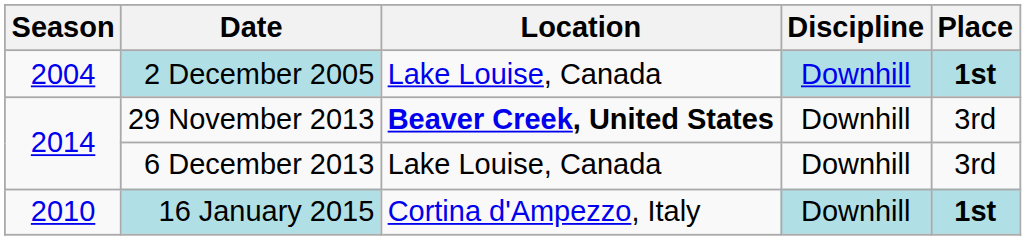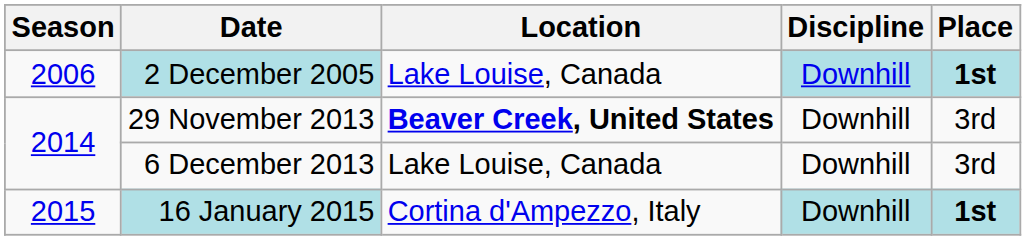(63, 73) 2004 -> (63, 73) 2006
(63, 211) 2010 -> (63, 211) 2015
